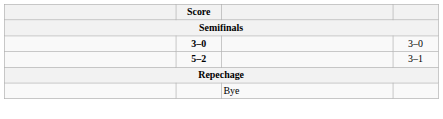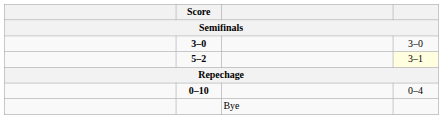(416, 59) no background -> (416, 59) lightyellow background
+ row: (199, 91)
